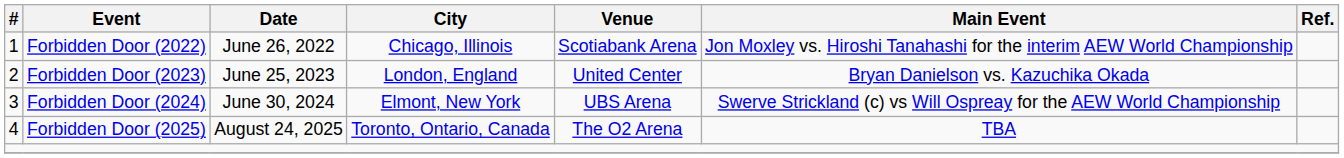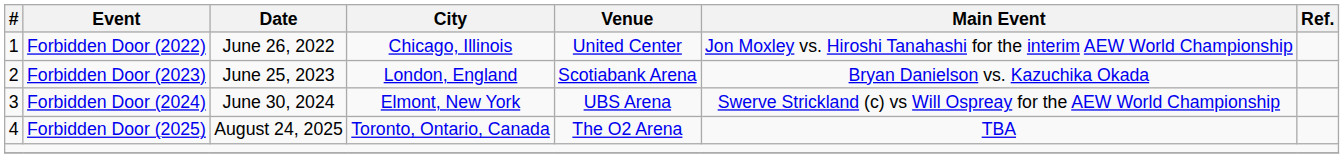(627, 46) Scotiabank Arena -> (627, 46) United Center
(627, 74) United Center -> (627, 74) Scotiabank Arena
